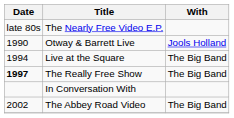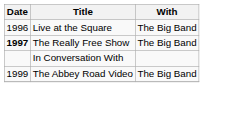- row: (104, 27)
- row: (90, 43)
(17, 58) 1994 -> (17, 27) 1996
(17, 105) 2002 -> (17, 74) 1999
